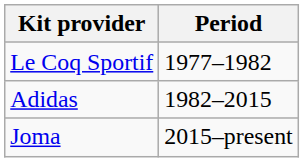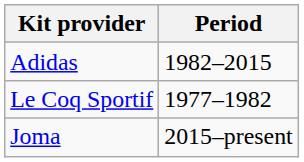rows swapped: (82, 61) <-> (44, 99)
